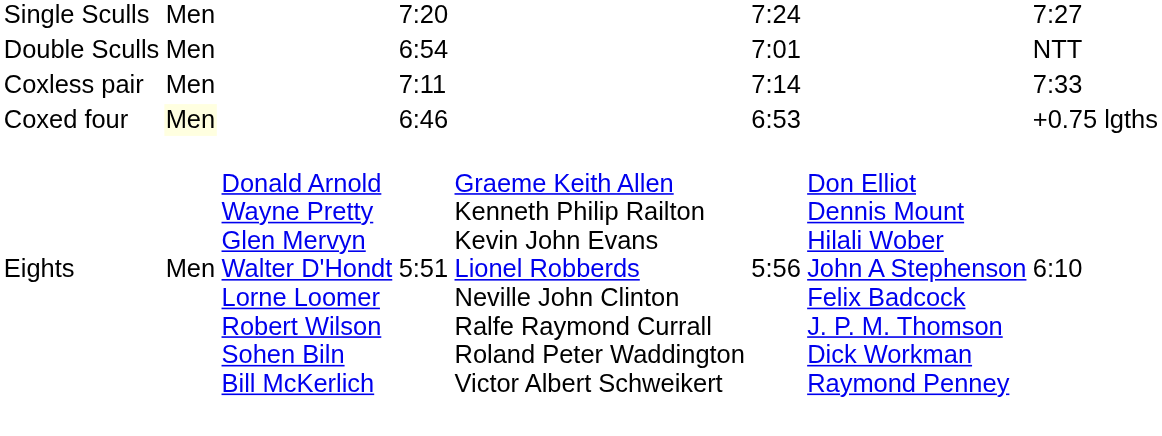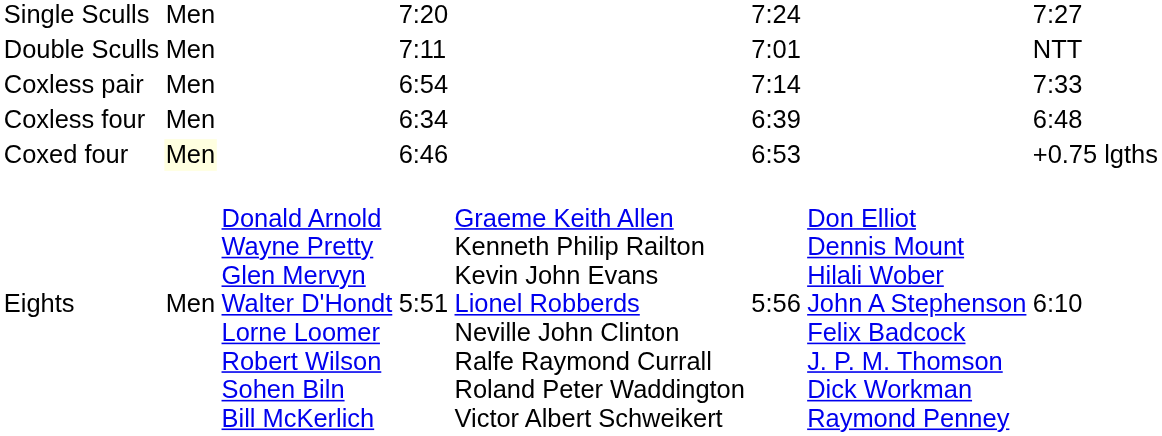(423, 49) 6:54 -> (422, 49) 7:11
(422, 84) 7:11 -> (423, 84) 6:54
+ row: (74, 119)
